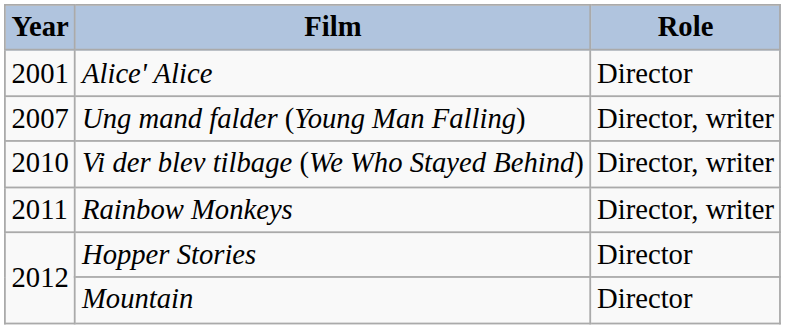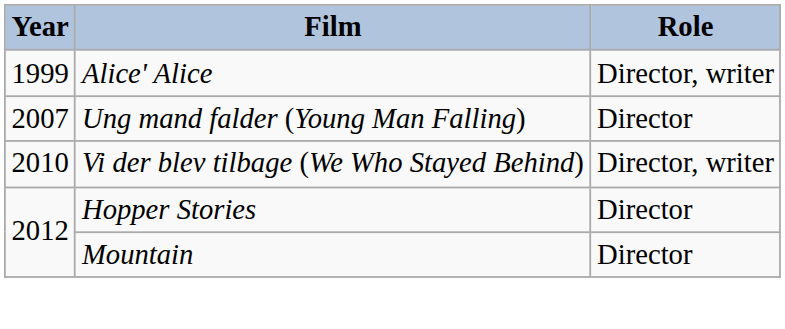(40, 72) 2001 -> (40, 72) 1999
(645, 72) Director -> (686, 72) Director, writer
(686, 118) Director, writer -> (645, 118) Director
- row: (187, 208)
